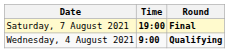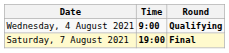rows swapped: (70, 40) <-> (68, 26)
